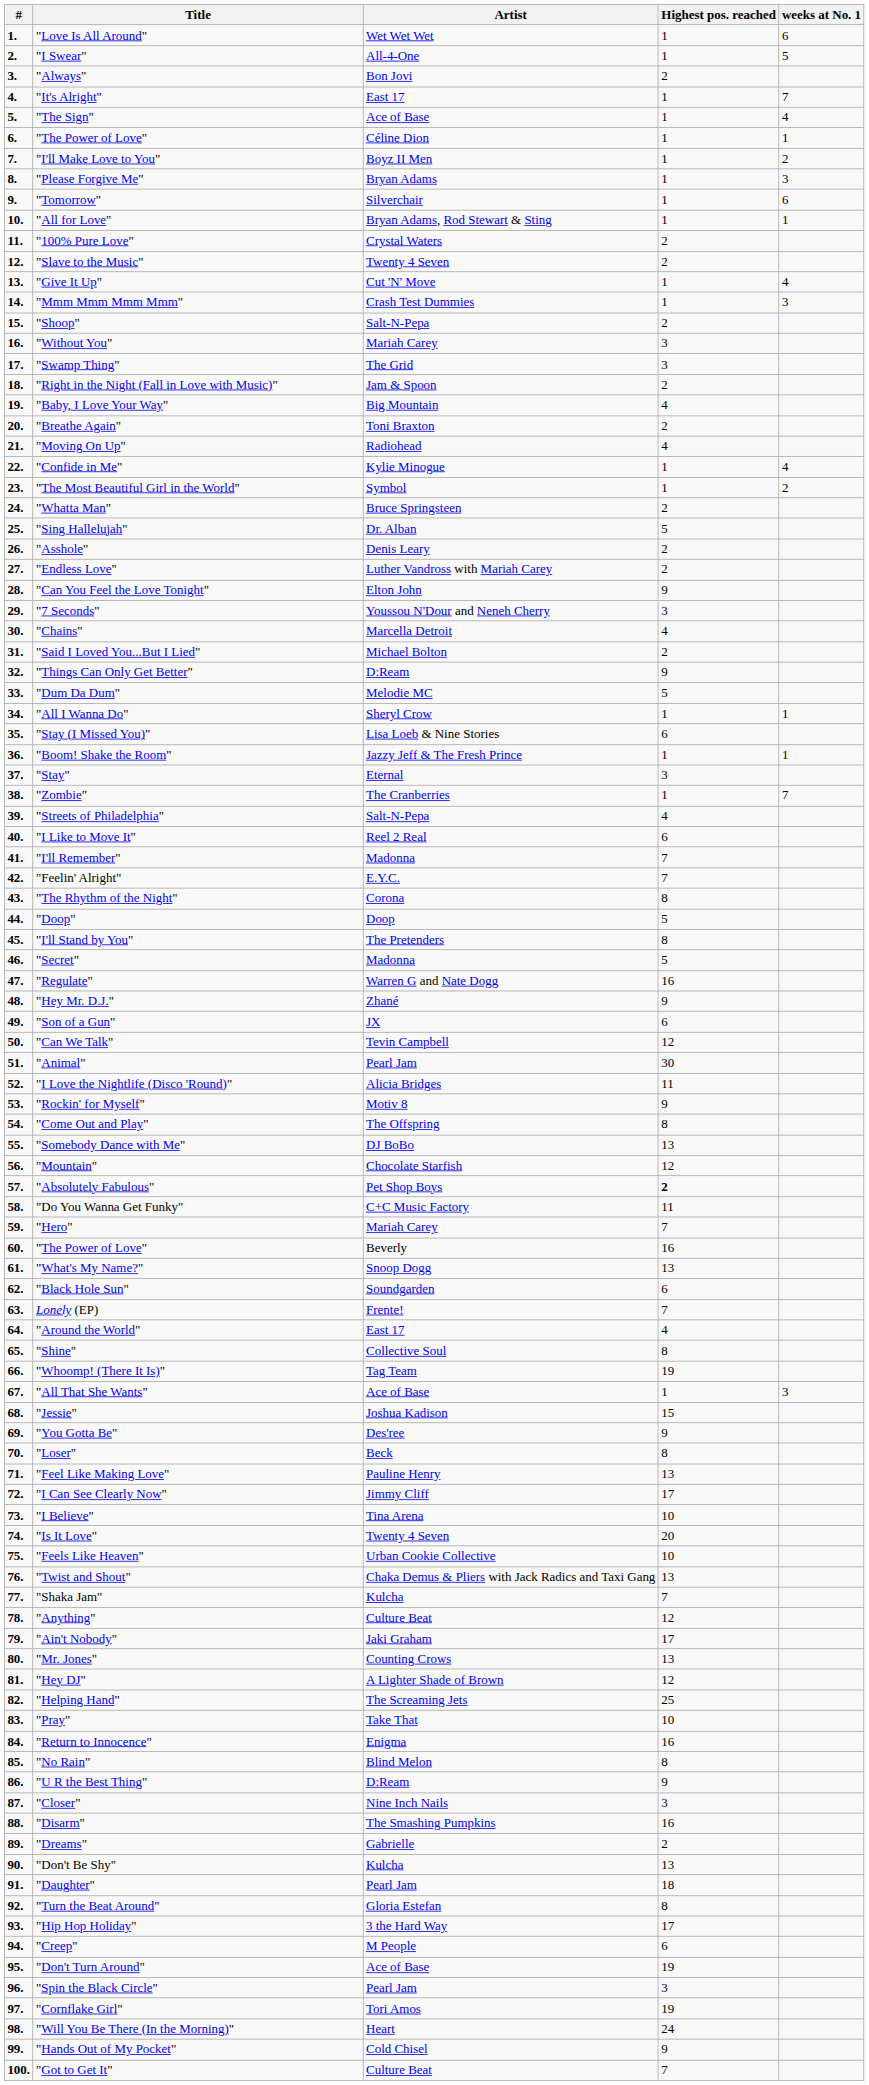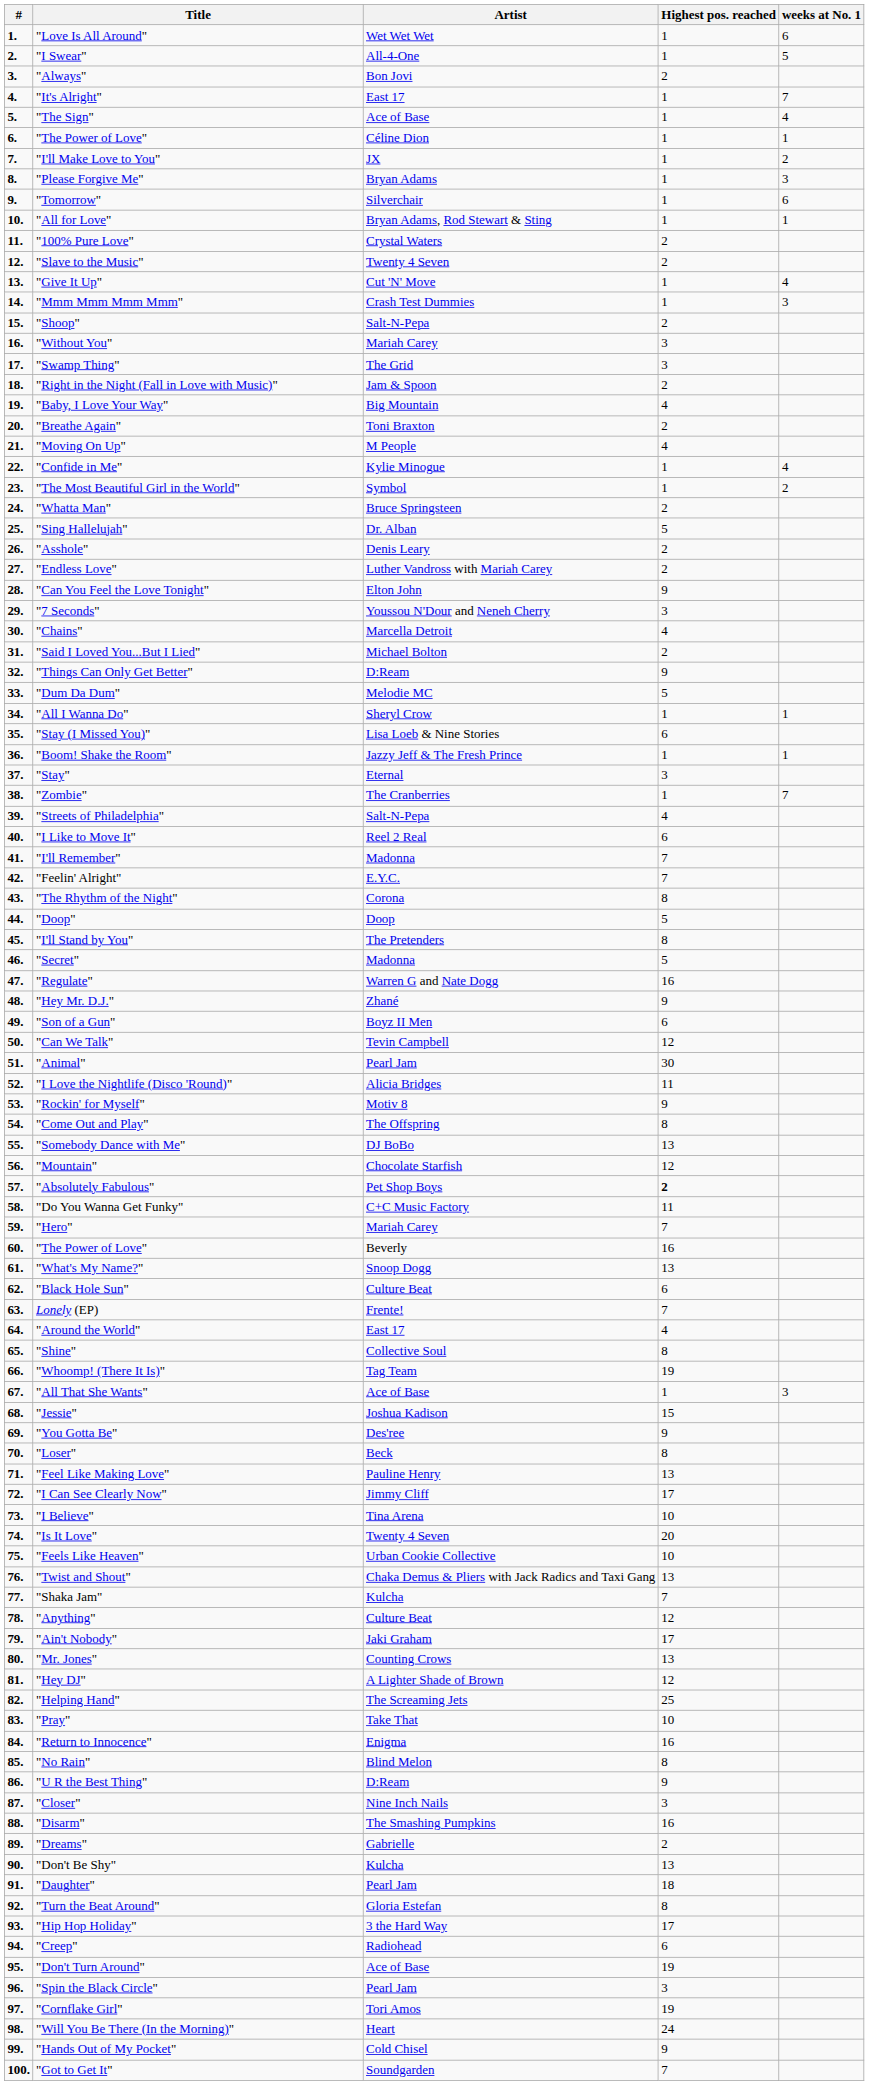(399, 158) Boyz II Men -> (373, 158) JX
(394, 446) Radiohead -> (391, 446) M People
(373, 1021) JX -> (399, 1021) Boyz II Men
(400, 1289) Soundgarden -> (399, 1289) Culture Beat
(391, 1946) M People -> (394, 1946) Radiohead
(399, 2070) Culture Beat -> (400, 2070) Soundgarden
